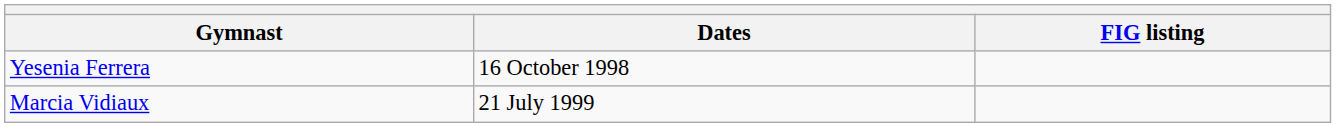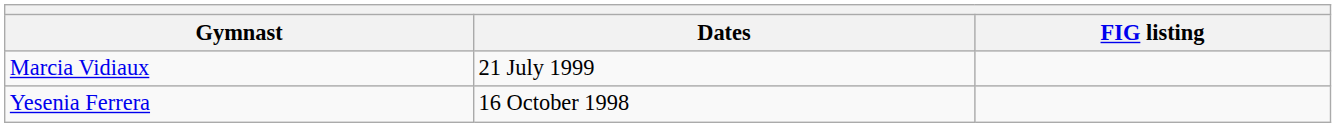rows swapped: (80, 68) <-> (80, 103)
